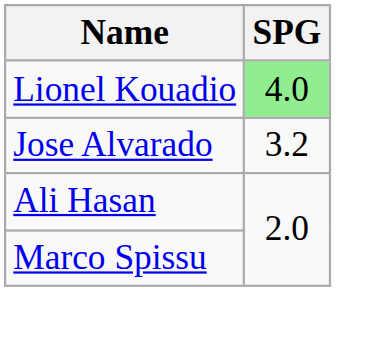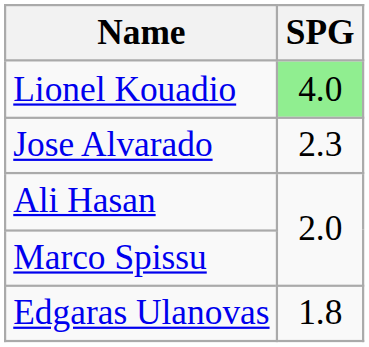(287, 144) 3.2 -> (320, 144) 2.3
+ row: (141, 312)
